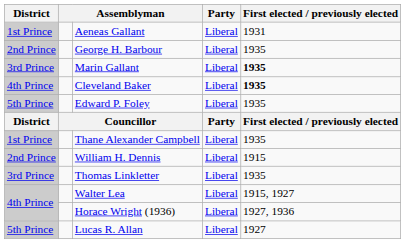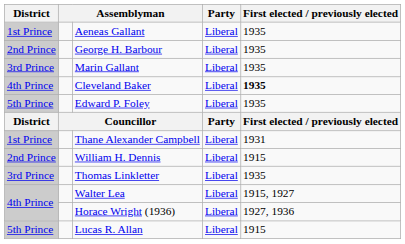(254, 31) 1931 -> (254, 31) 1935
(254, 67) bold -> (254, 67) normal
(254, 139) 1935 -> (254, 139) 1931
(254, 229) 1927 -> (254, 229) 1915
